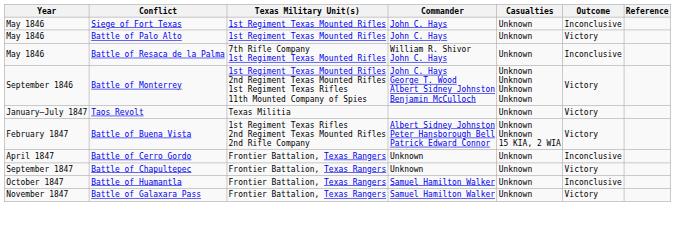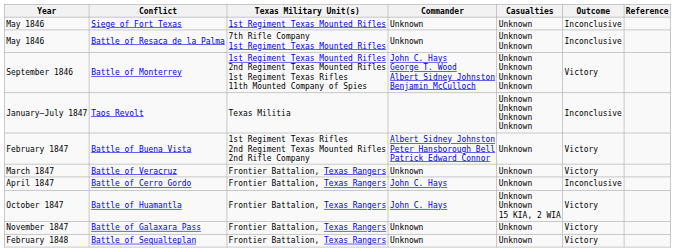(419, 24) John C. Hays -> (407, 24) Unknown
- row: (136, 37)
(431, 54) William R. Shivor John C. Hays -> (407, 41) Unknown
(515, 54) Unknown -> (515, 41) Unknown Unknown
(515, 112) Unknown -> (515, 113) Unknown Unknown Unknown Unknown
(581, 112) Victory -> (593, 113) Inconclusive
(530, 134) Unknown Unknown 15 KIA, 2 WIA -> (515, 149) Unknown
+ row: (134, 171)
(407, 156) Unknown -> (419, 184) John C. Hays
- row: (141, 169)
(442, 182) Samuel Hamilton Walker -> (419, 206) John C. Hays
(515, 182) Unknown -> (530, 206) Unknown Unknown 15 KIA, 2 WIA
(593, 182) Inconclusive -> (581, 206) Victory
(442, 195) Samuel Hamilton Walker -> (407, 228) Unknown
+ row: (144, 241)
